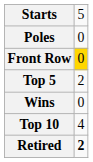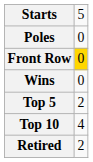rows swapped: (39, 102) <-> (39, 80)
(81, 146) bold -> (81, 146) normal
